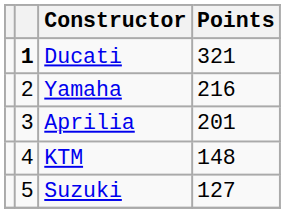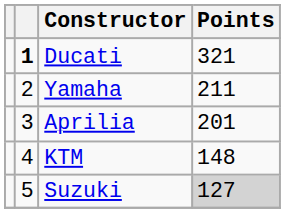(216, 90) 216 -> (216, 90) 211
(216, 192) no background -> (216, 192) lightgrey background
